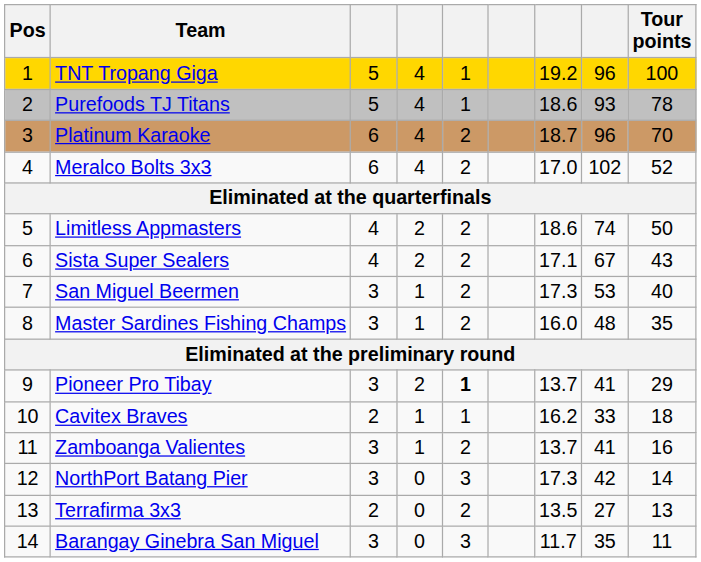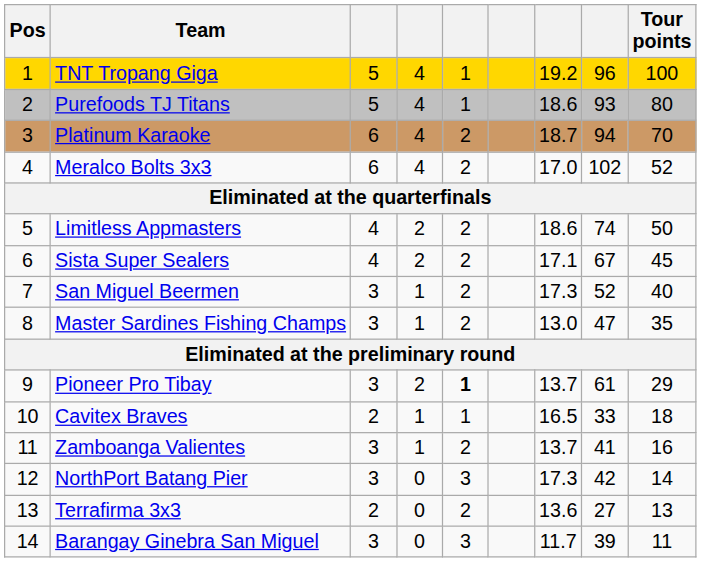(662, 104) 78 -> (662, 104) 80
(605, 135) 96 -> (605, 135) 94
(662, 260) 43 -> (662, 260) 45
(605, 291) 53 -> (605, 291) 52
(558, 323) 16.0 -> (558, 323) 13.0
(605, 323) 48 -> (605, 323) 47
(605, 385) 41 -> (605, 385) 61
(558, 416) 16.2 -> (558, 416) 16.5
(558, 510) 13.5 -> (558, 510) 13.6
(605, 541) 35 -> (605, 541) 39
